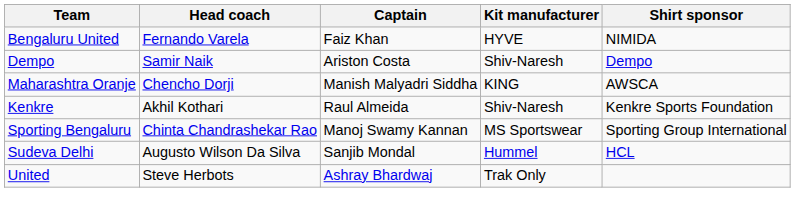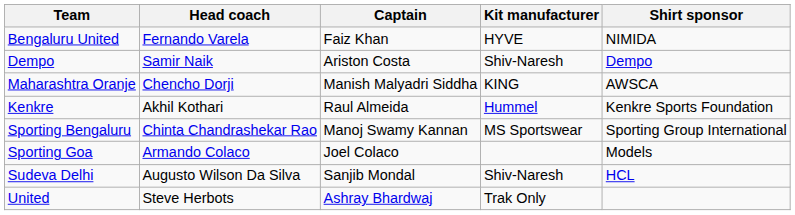(524, 107) Shiv-Naresh -> (511, 107) Hummel
+ row: (50, 152)
(511, 152) Hummel -> (524, 175) Shiv-Naresh
